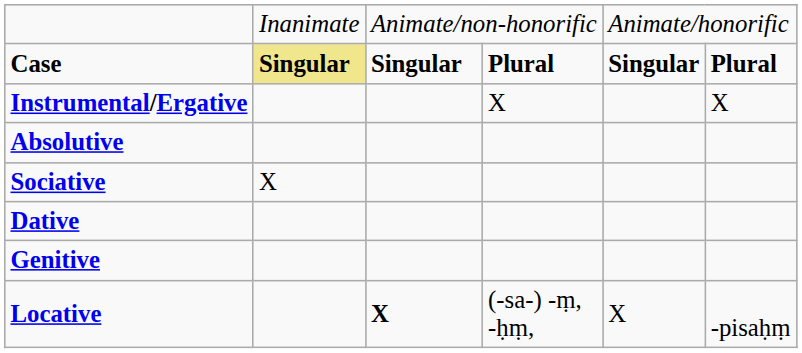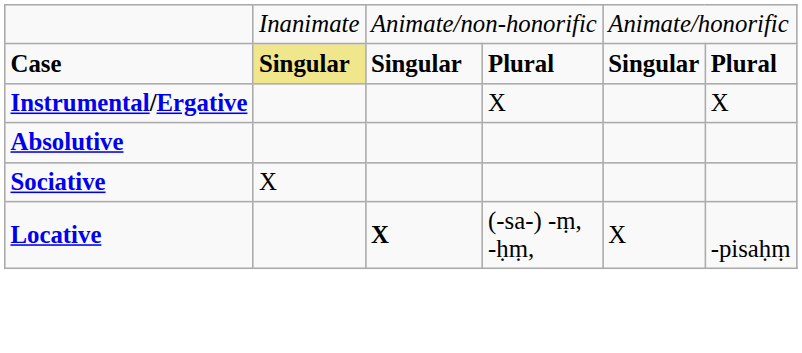- row: (45, 220)
- row: (55, 260)
